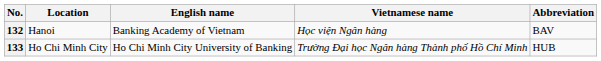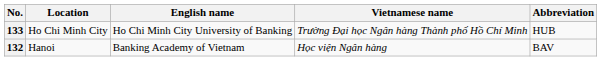rows swapped: (15, 30) <-> (15, 47)
